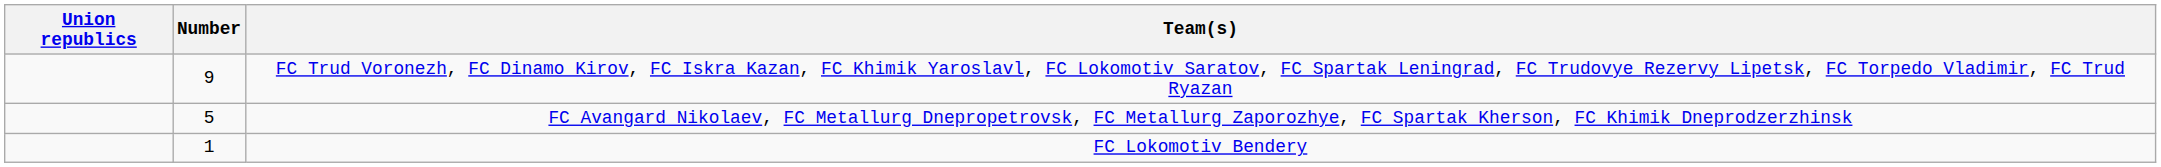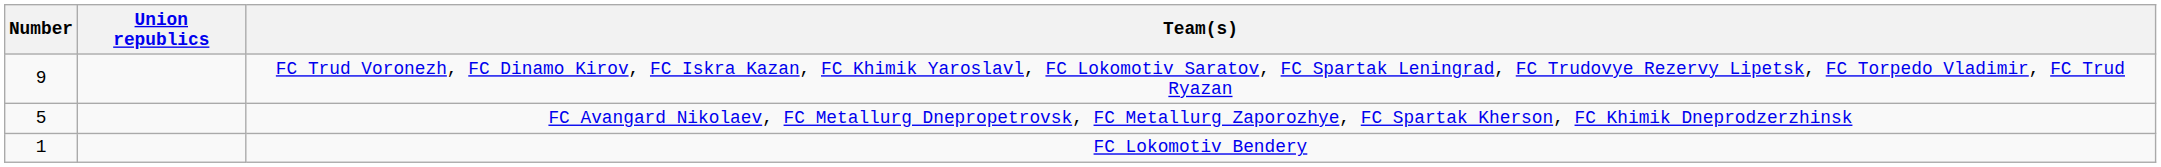columns swapped: (209, 29) <-> (89, 29)
